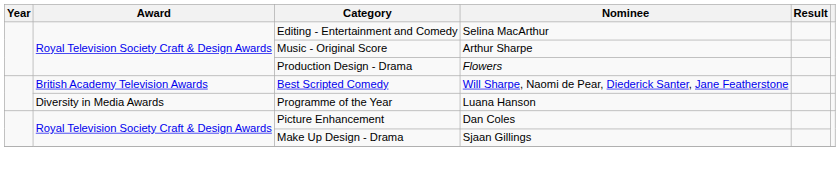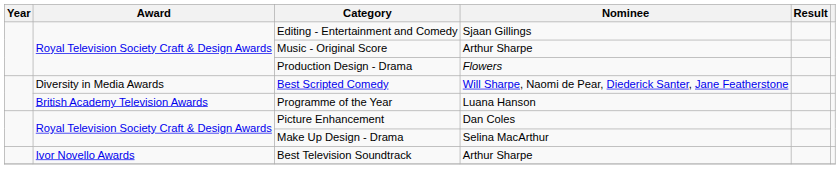(506, 31) Selina MacArthur -> (497, 31) Sjaan Gillings
(122, 84) British Academy Television Awards -> (100, 84) Diversity in Media Awards
(100, 102) Diversity in Media Awards -> (122, 102) British Academy Television Awards
(497, 137) Sjaan Gillings -> (506, 137) Selina MacArthur
+ row: (344, 155)
